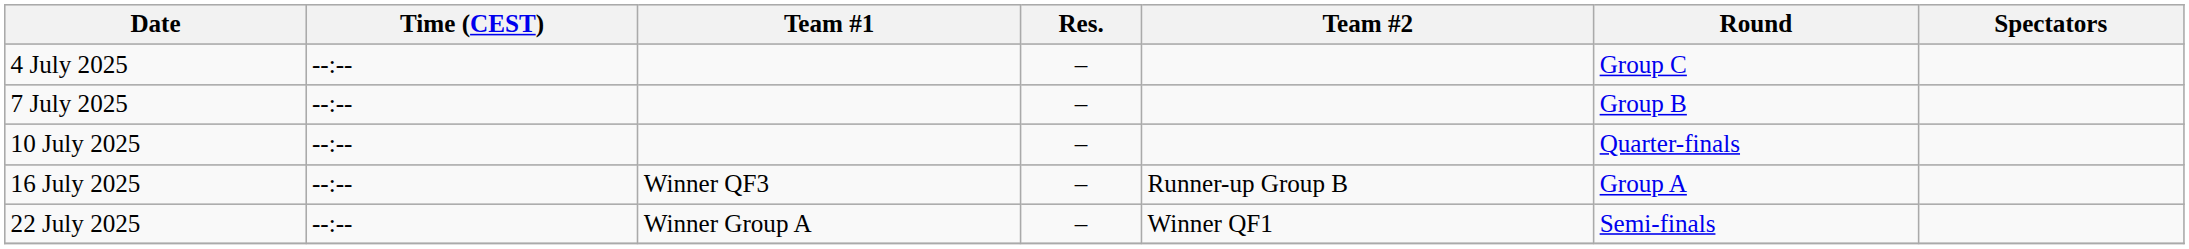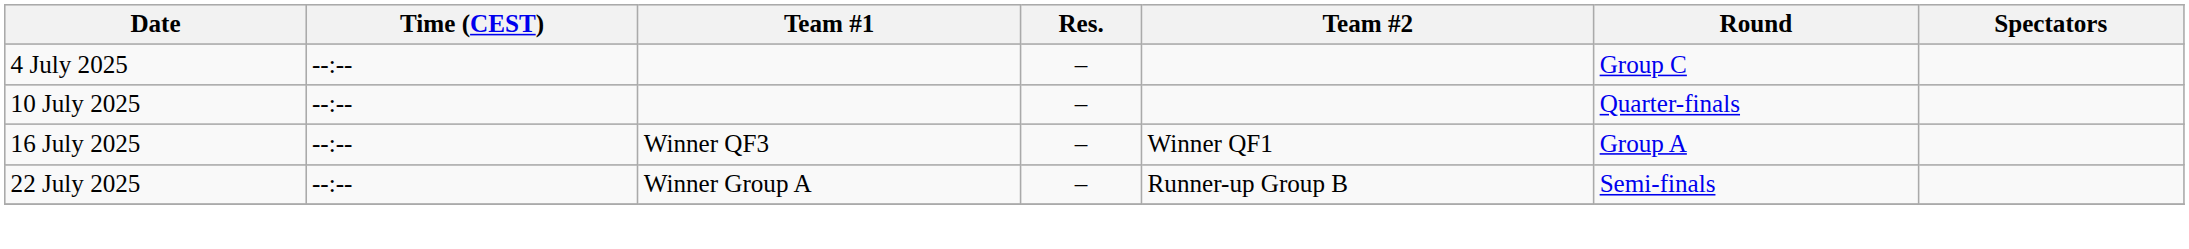- row: (69, 104)
(1248, 183) Runner-up Group B -> (1210, 143) Winner QF1
(1210, 223) Winner QF1 -> (1248, 183) Runner-up Group B
